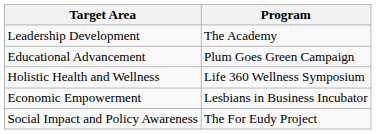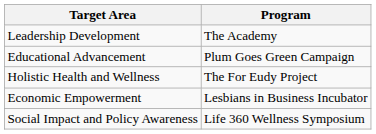(284, 77) Life 360 Wellness Symposium -> (261, 77) The For Eudy Project
(261, 118) The For Eudy Project -> (284, 118) Life 360 Wellness Symposium
